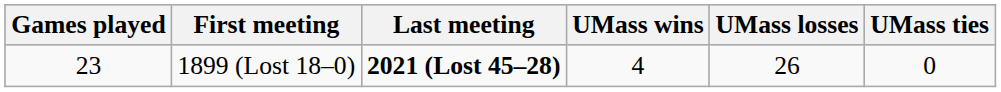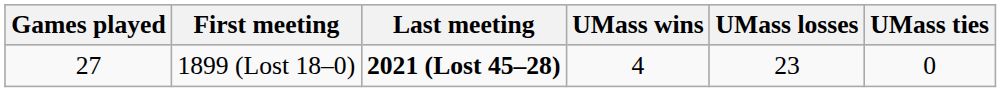(88, 65) 23 -> (88, 65) 27
(787, 65) 26 -> (787, 65) 23
